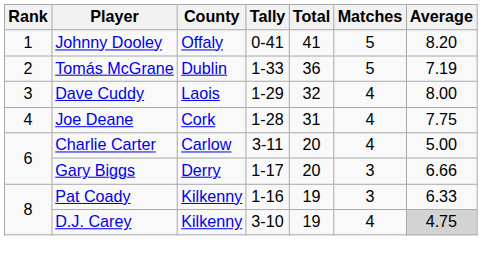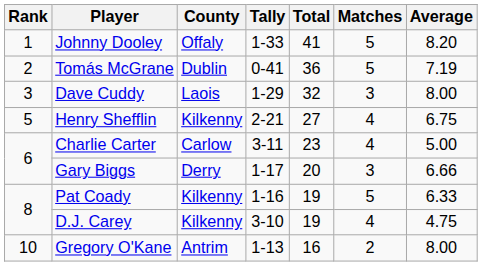(268, 42) 0-41 -> (268, 42) 1-33
(268, 68) 1-33 -> (268, 68) 0-41
(370, 94) 4 -> (370, 94) 3
- row: (94, 119)
+ row: (106, 119)
(312, 145) 20 -> (312, 145) 23
(370, 196) 3 -> (370, 196) 5
(441, 222) lightgrey background -> (441, 222) no background
+ row: (113, 247)
